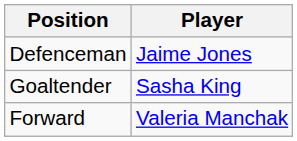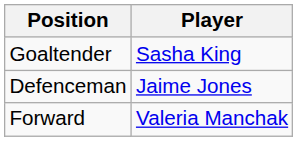rows swapped: (60, 86) <-> (68, 53)
